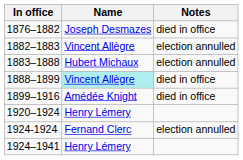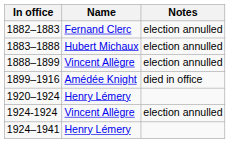- row: (33, 29)
(100, 46) Vincent Allègre -> (98, 29) Fernand Clerc
(100, 79) paleturquoise background -> (100, 63) no background
(186, 79) died in office -> (183, 63) election annulled
(98, 130) Fernand Clerc -> (100, 113) Vincent Allègre
